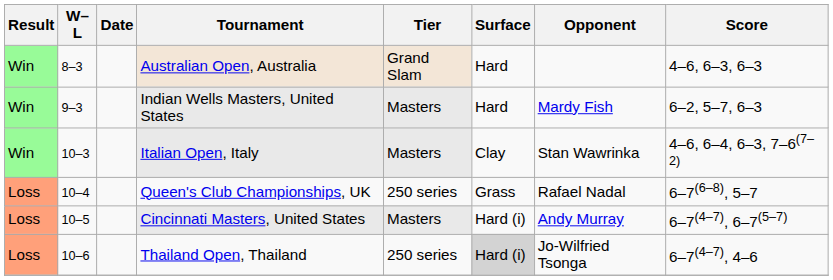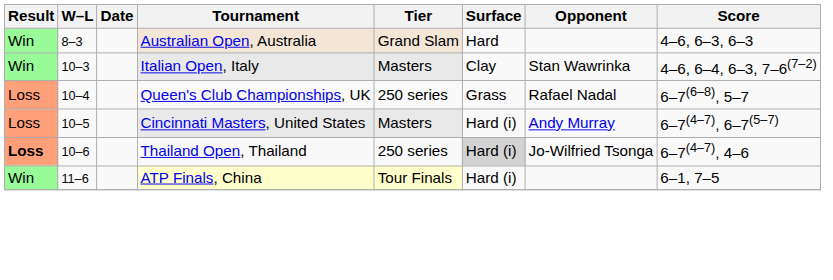- row: (237, 107)
(24, 254) normal -> (26, 151) bold
+ row: (201, 177)
